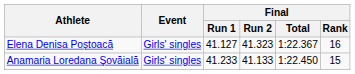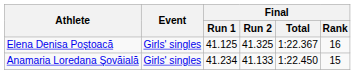(222, 45) 41.127 -> (222, 45) 41.125
(258, 45) 41.323 -> (258, 45) 41.325
(222, 61) 41.233 -> (222, 61) 41.234
